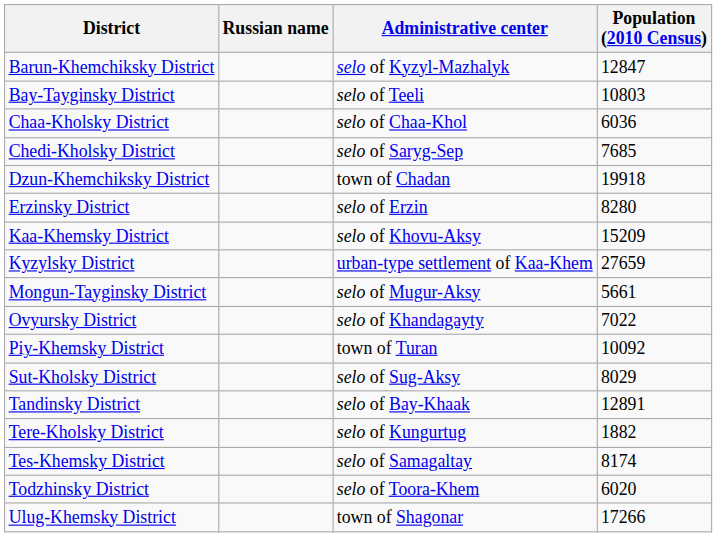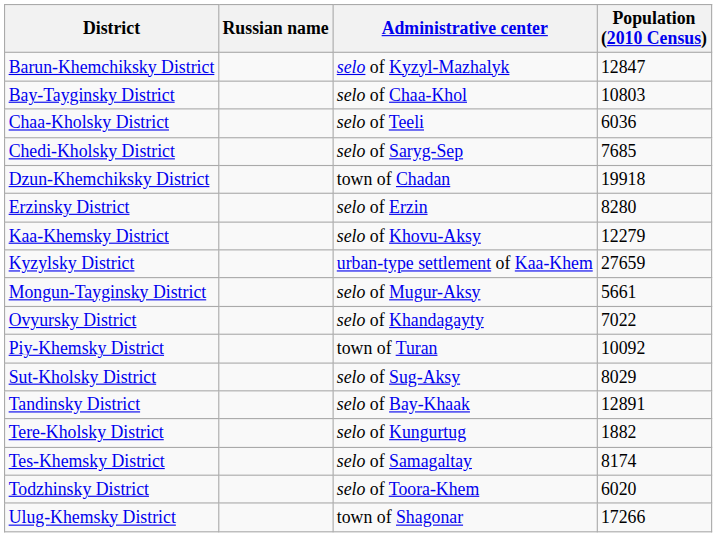(380, 94) selo of Teeli -> (402, 94) selo of Chaa-Khol
(402, 123) selo of Chaa-Khol -> (380, 123) selo of Teeli
(623, 235) 15209 -> (623, 235) 12279
